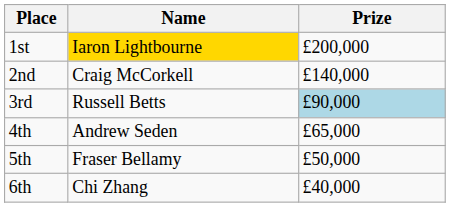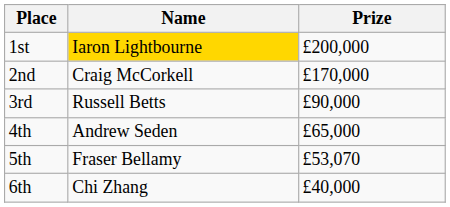(336, 74) £140,000 -> (336, 74) £170,000
(331, 103) lightblue background -> (331, 103) no background
(331, 159) £50,000 -> (331, 159) £53,070
